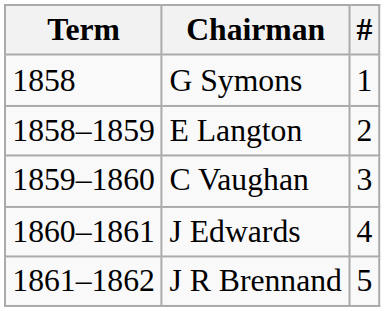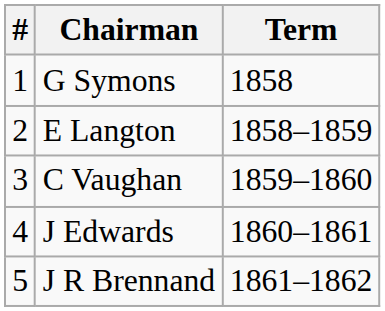columns swapped: (364, 29) <-> (84, 29)
